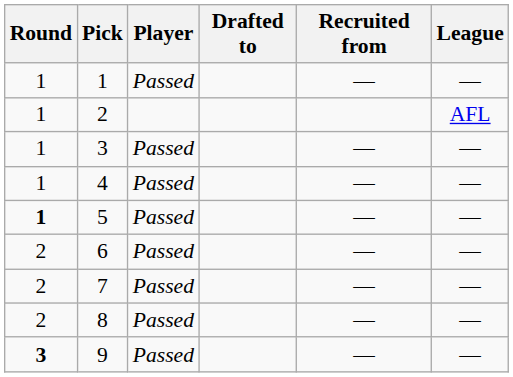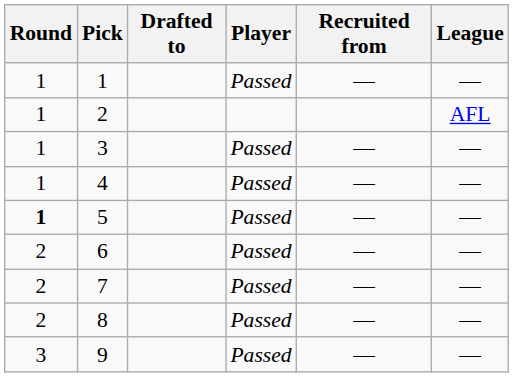columns swapped: (163, 33) <-> (248, 33)
(41, 354) bold -> (41, 354) normal
